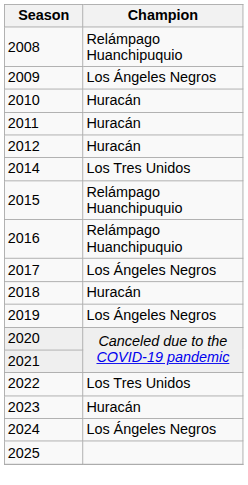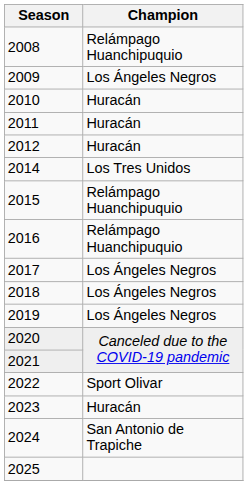(114, 292) Huracán -> (151, 292) Los Ángeles Negros
(138, 384) Los Tres Unidos -> (124, 384) Sport Olivar
(151, 429) Los Ángeles Negros -> (135, 438) San Antonio de Trapiche
